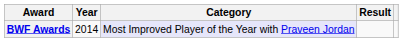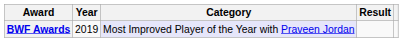(87, 29) 2014 -> (87, 29) 2019
